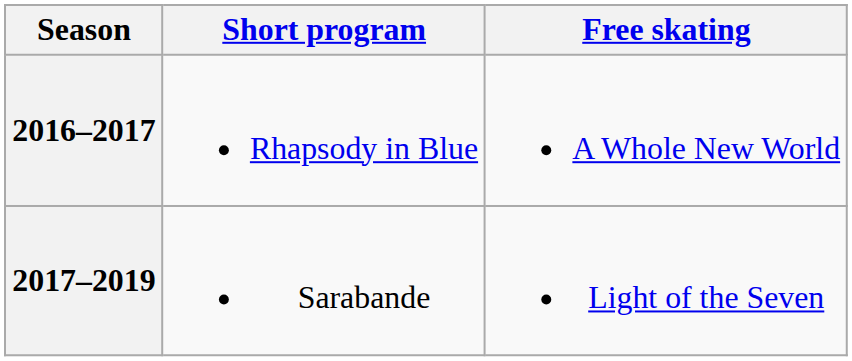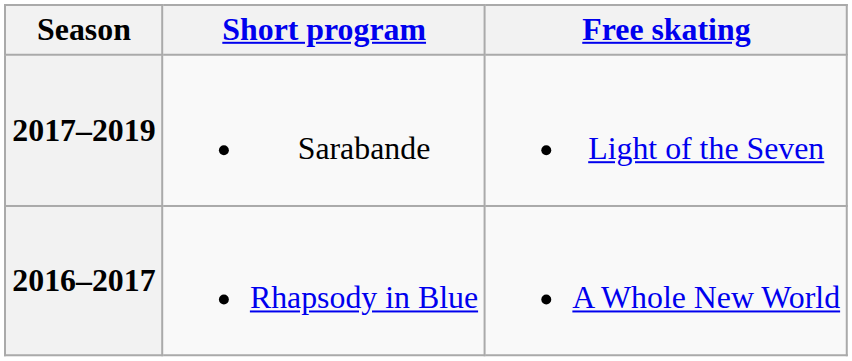rows swapped: (84, 279) <-> (84, 129)
